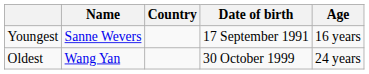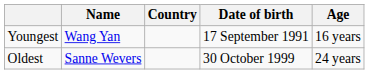(103, 36) Sanne Wevers -> (92, 36) Wang Yan
(92, 58) Wang Yan -> (103, 58) Sanne Wevers
